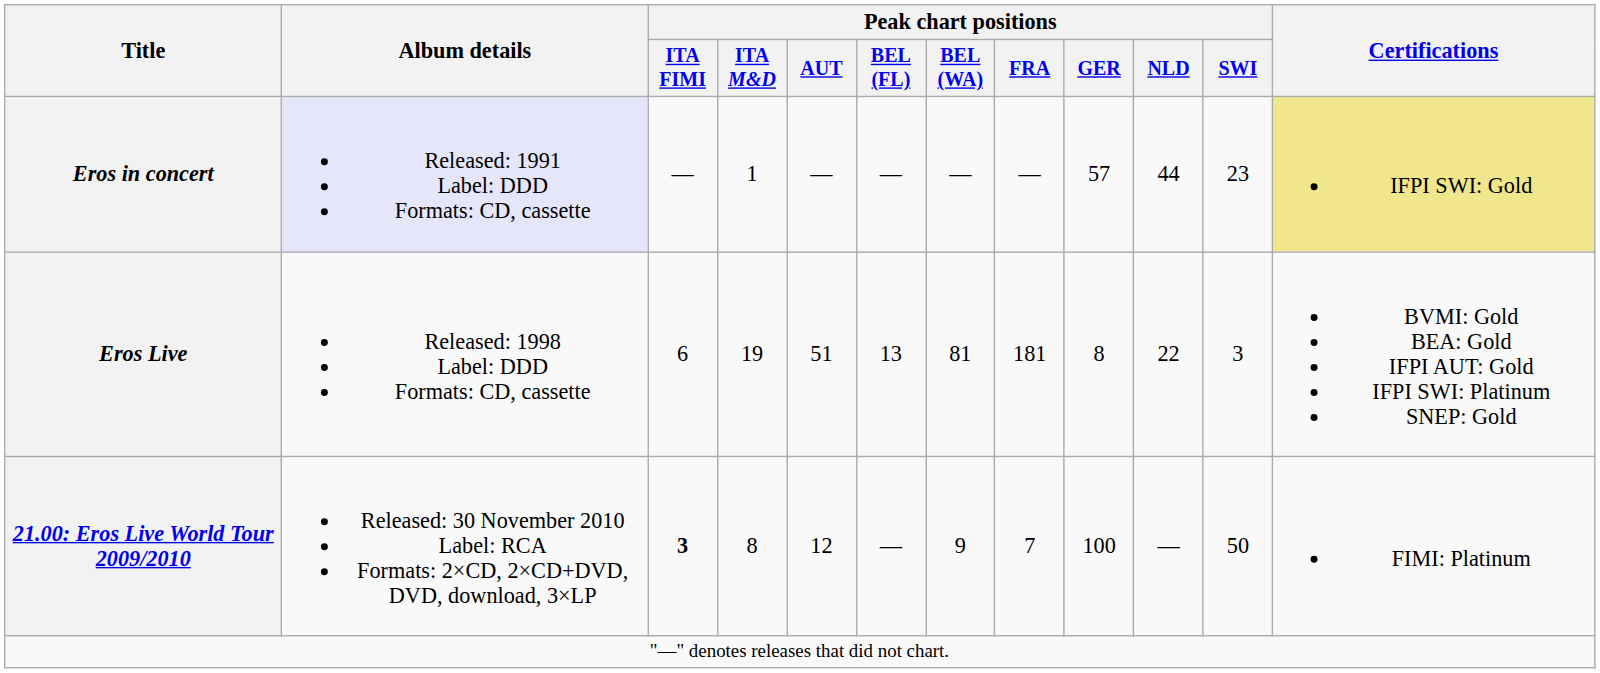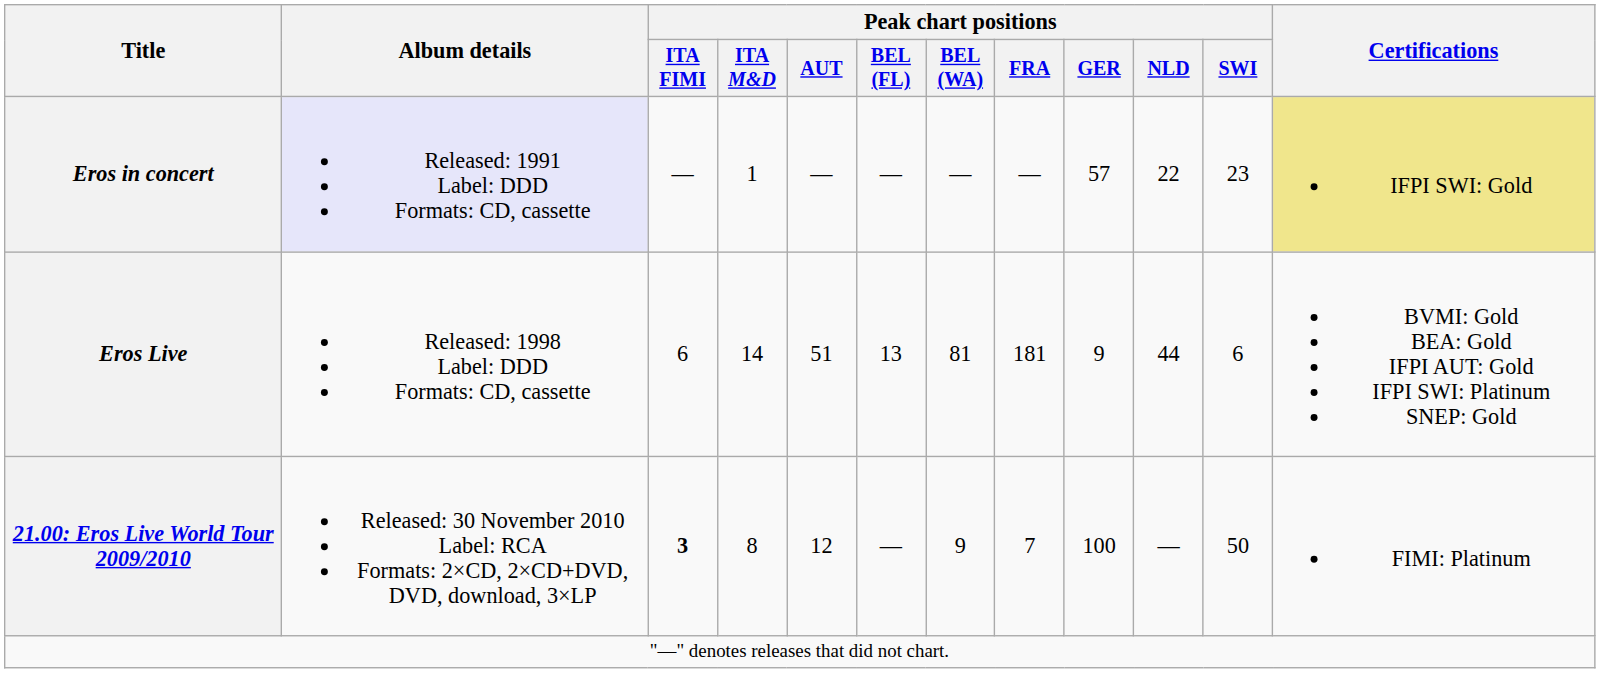(1169, 173) 44 -> (1169, 173) 22
(752, 353) 19 -> (752, 353) 14
(1099, 353) 8 -> (1099, 353) 9
(1169, 353) 22 -> (1169, 353) 44
(1238, 353) 3 -> (1238, 353) 6
